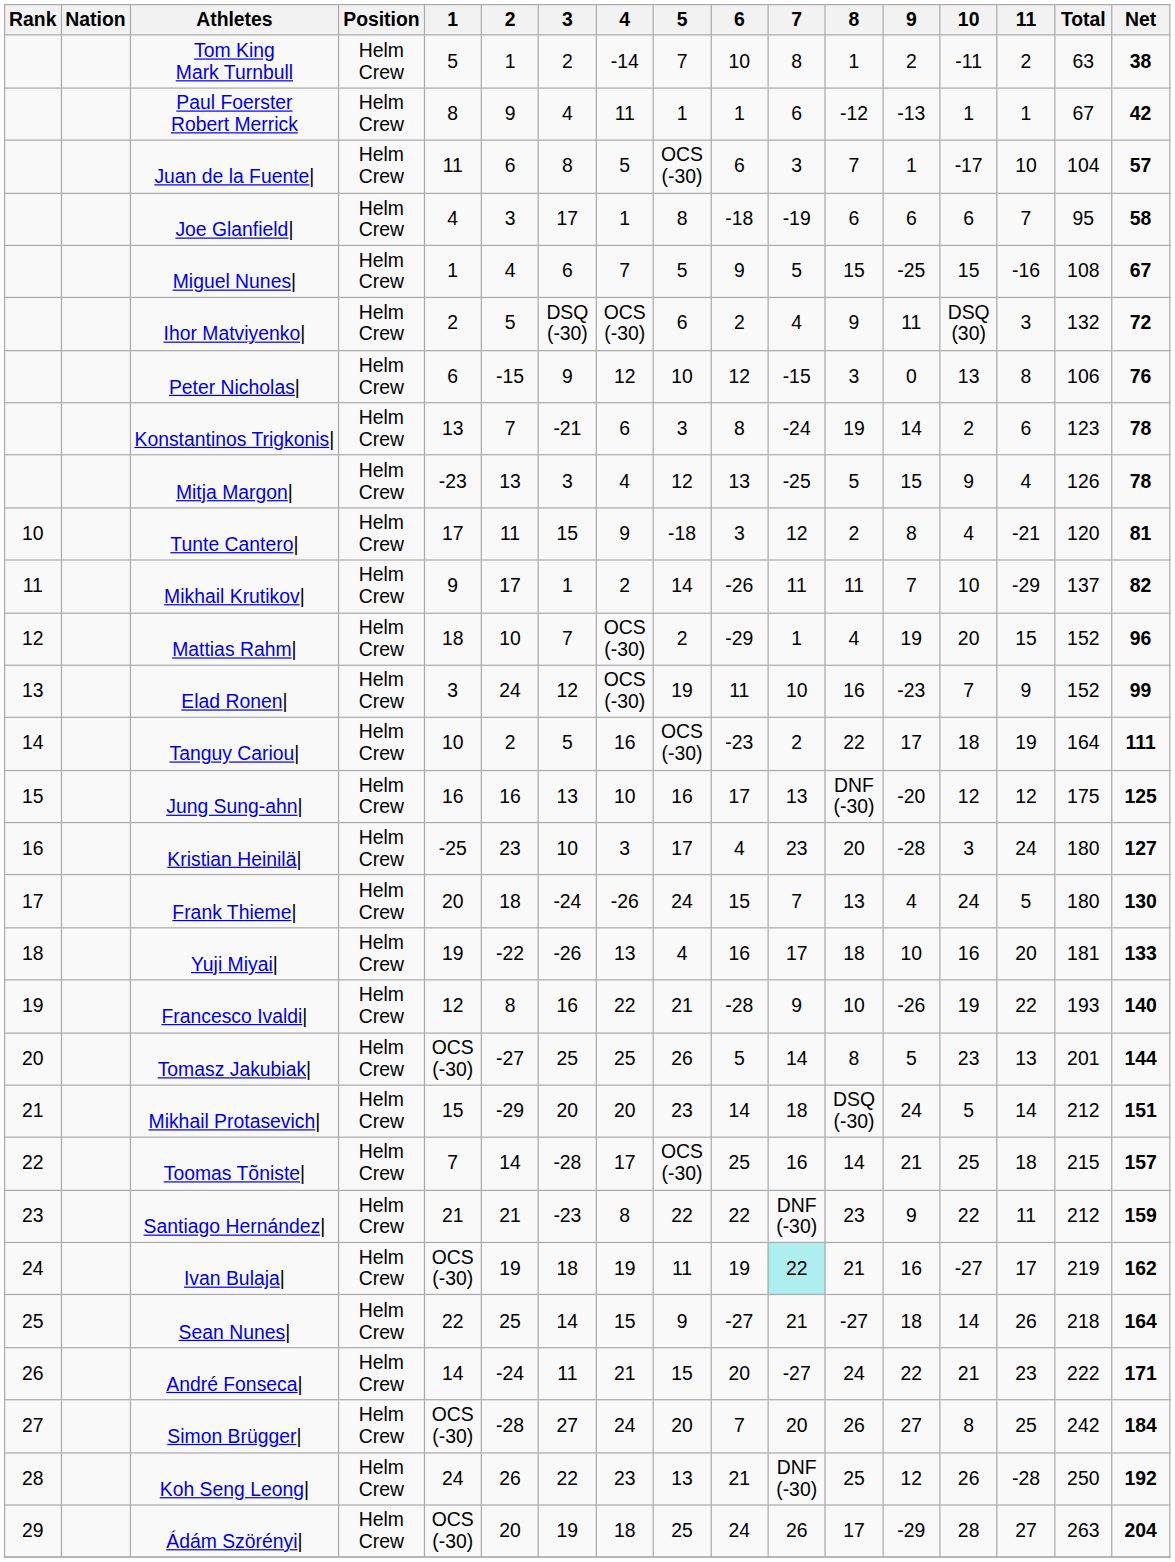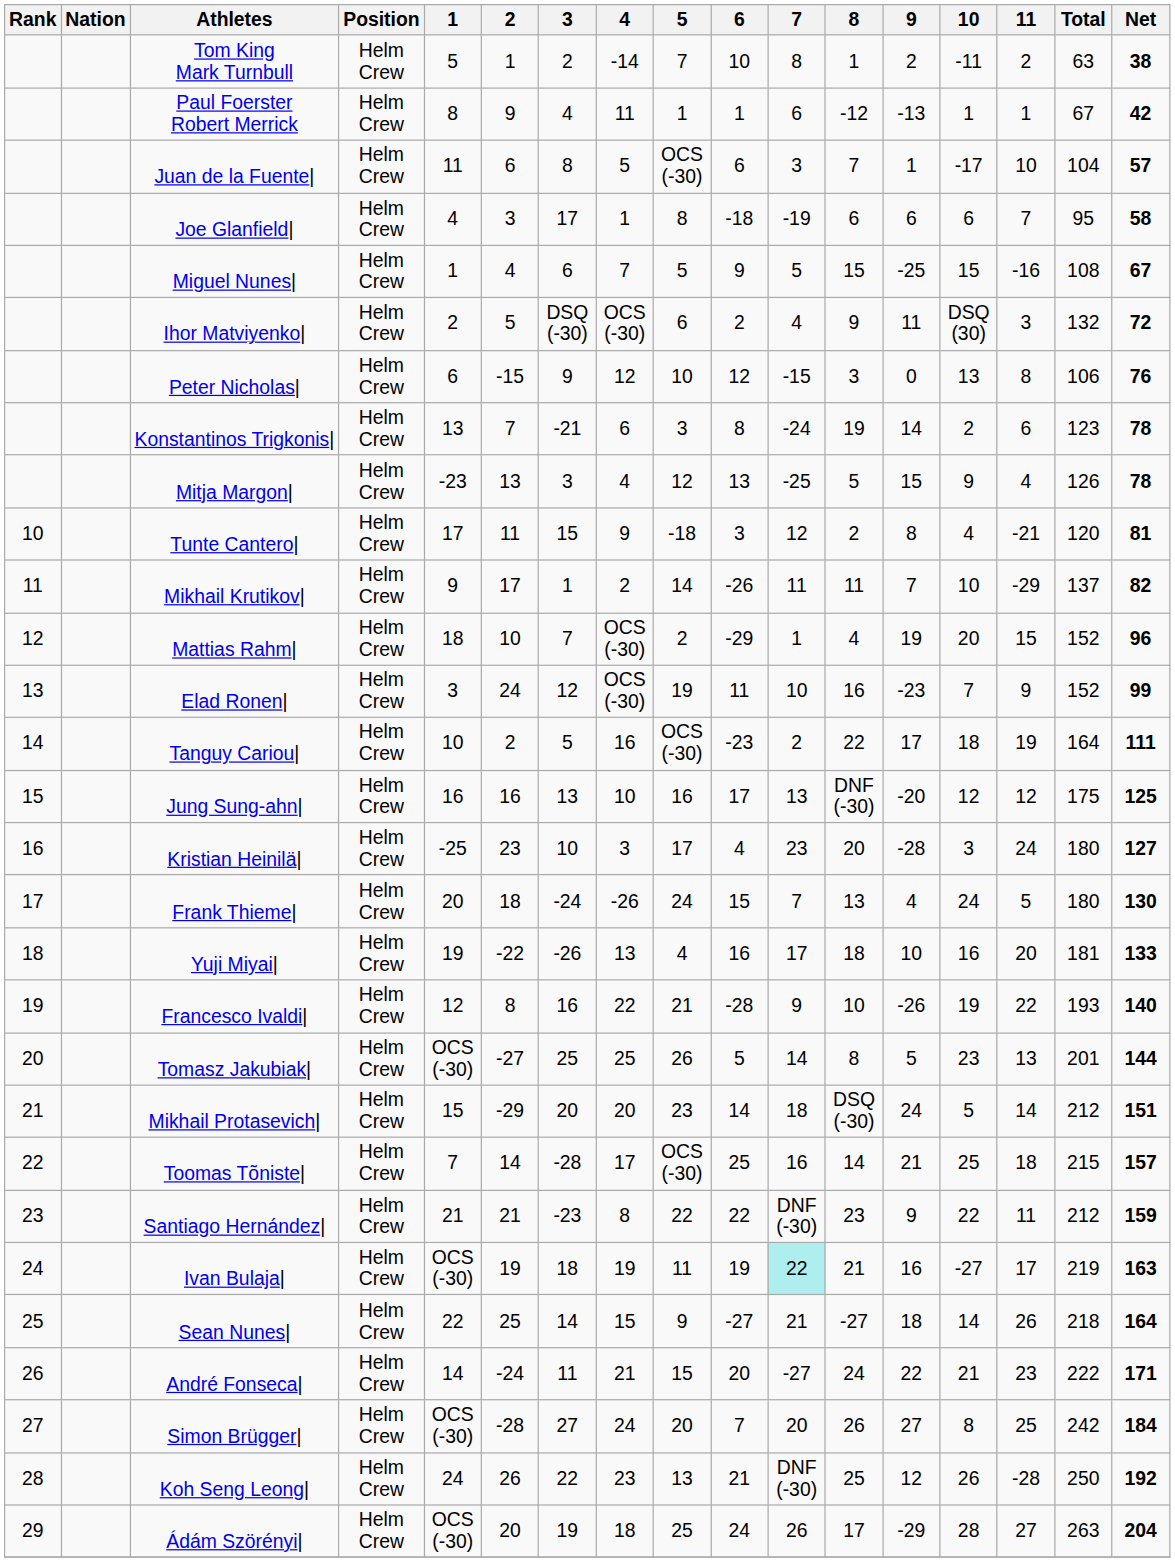(1141, 1268) 162 -> (1141, 1268) 163
